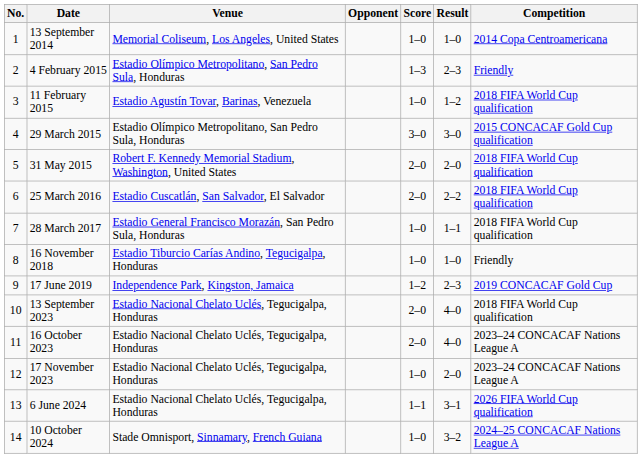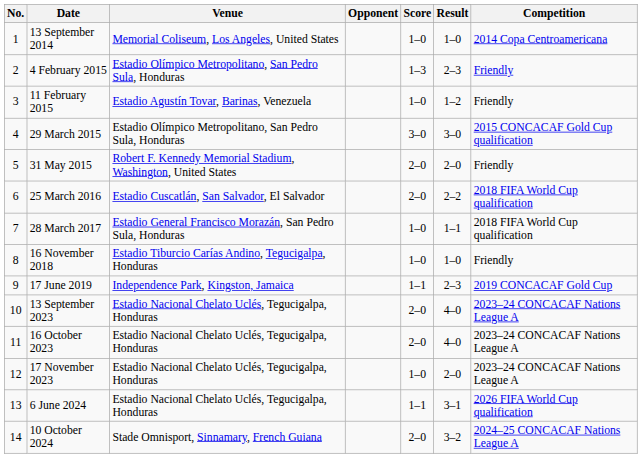(526, 102) 2018 FIFA World Cup qualification -> (493, 102) Friendly
(526, 165) 2018 FIFA World Cup qualification -> (493, 165) Friendly
(417, 285) 1–2 -> (417, 285) 1–1
(526, 310) 2018 FIFA World Cup qualification -> (547, 310) 2023–24 CONCACAF Nations League A
(417, 437) 1–0 -> (417, 437) 2–0
